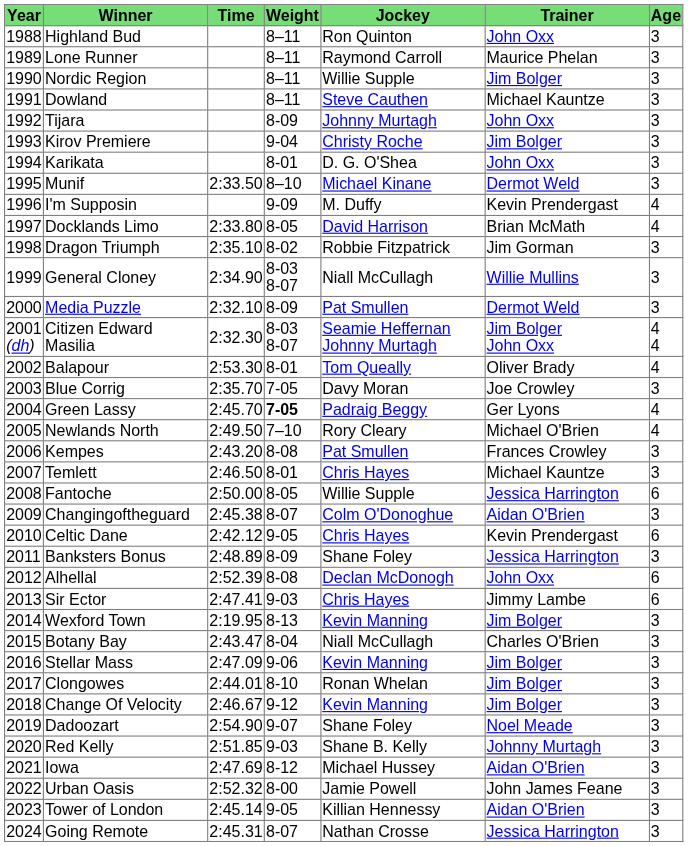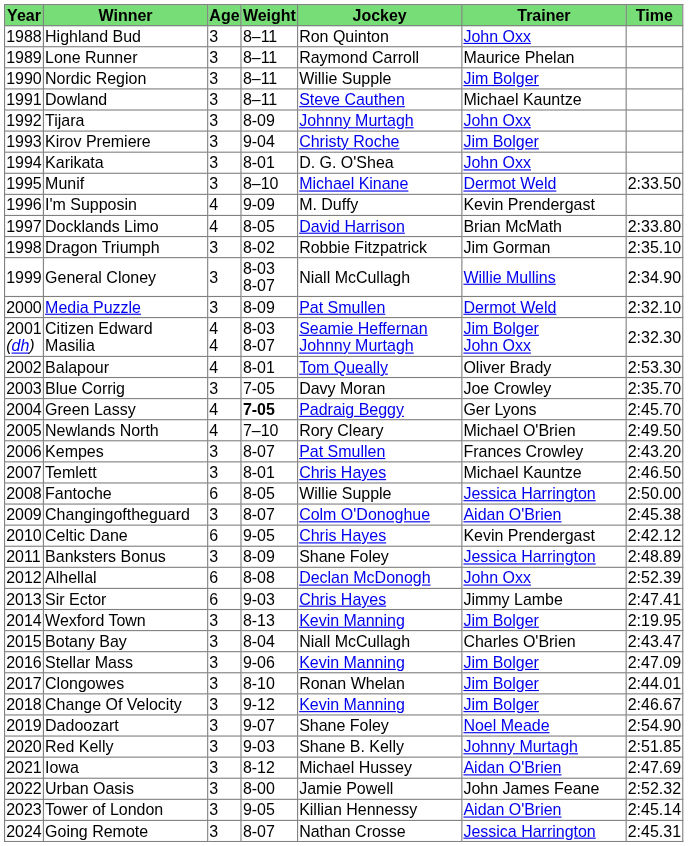columns swapped: (666, 15) <-> (236, 15)
(282, 451) 8-08 -> (259, 451) 8-07
